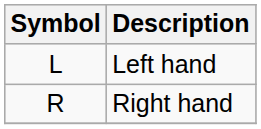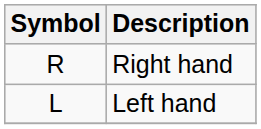rows swapped: (164, 63) <-> (173, 103)
